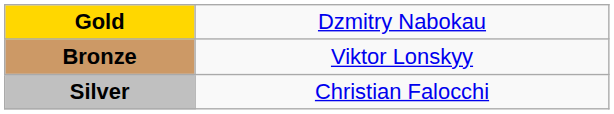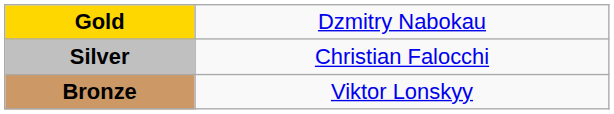rows swapped: (100, 91) <-> (100, 56)
